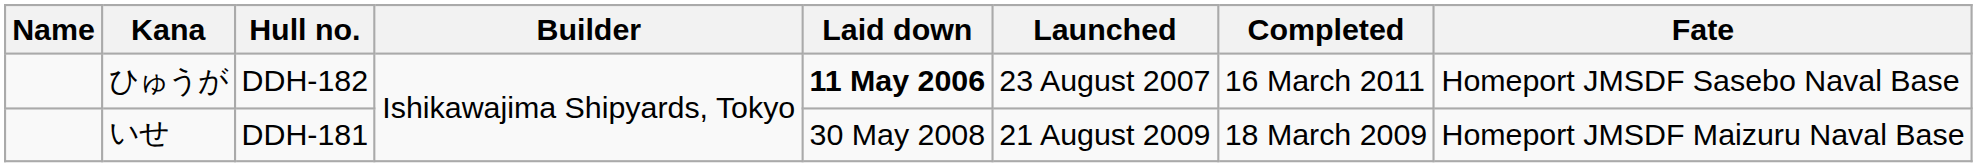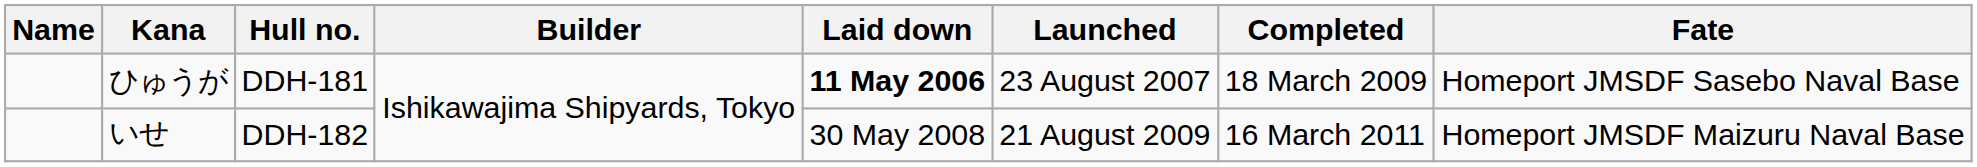(305, 81) DDH-182 -> (305, 81) DDH-181
(1325, 81) 16 March 2011 -> (1326, 81) 18 March 2009
(305, 135) DDH-181 -> (305, 135) DDH-182
(1326, 135) 18 March 2009 -> (1325, 135) 16 March 2011
